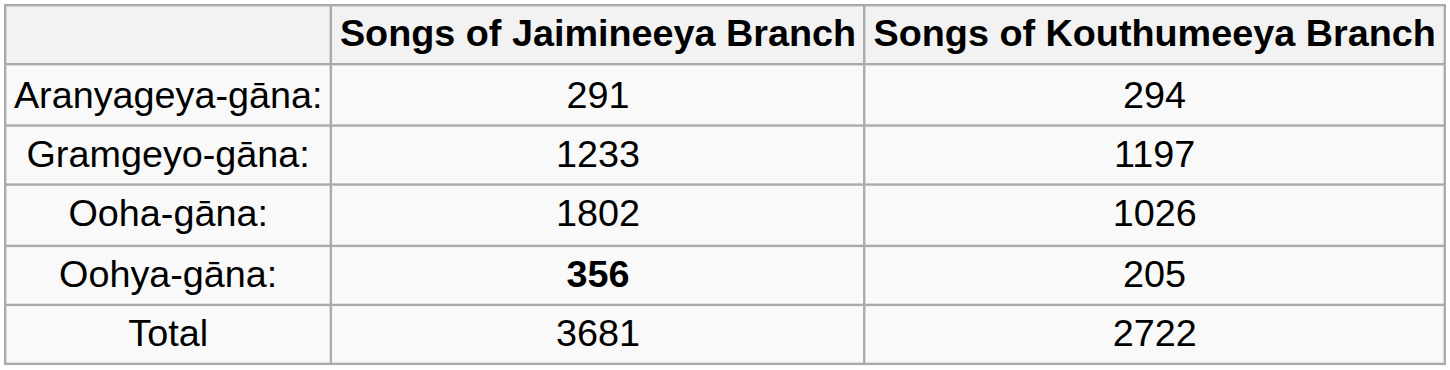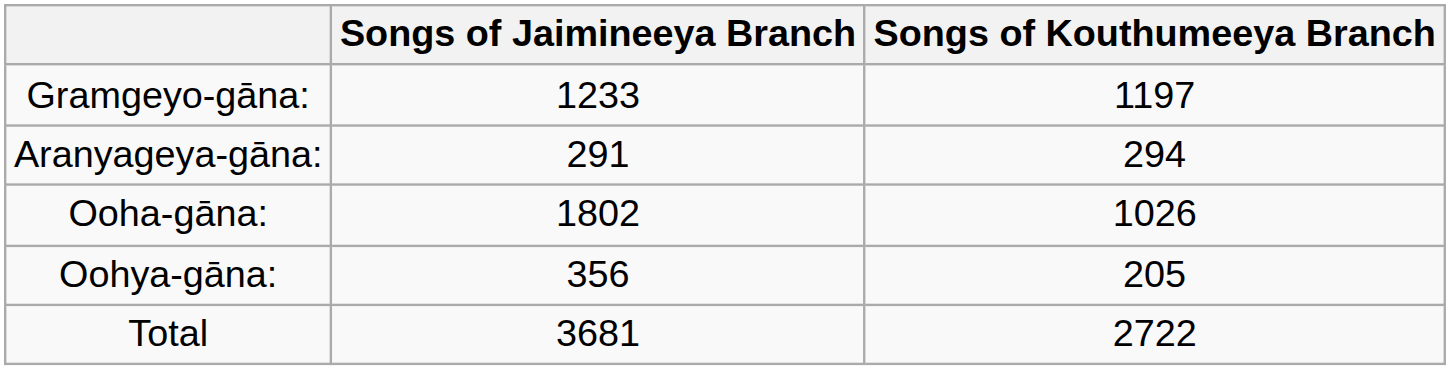rows swapped: (168, 154) <-> (168, 94)
(598, 273) bold -> (598, 273) normal
